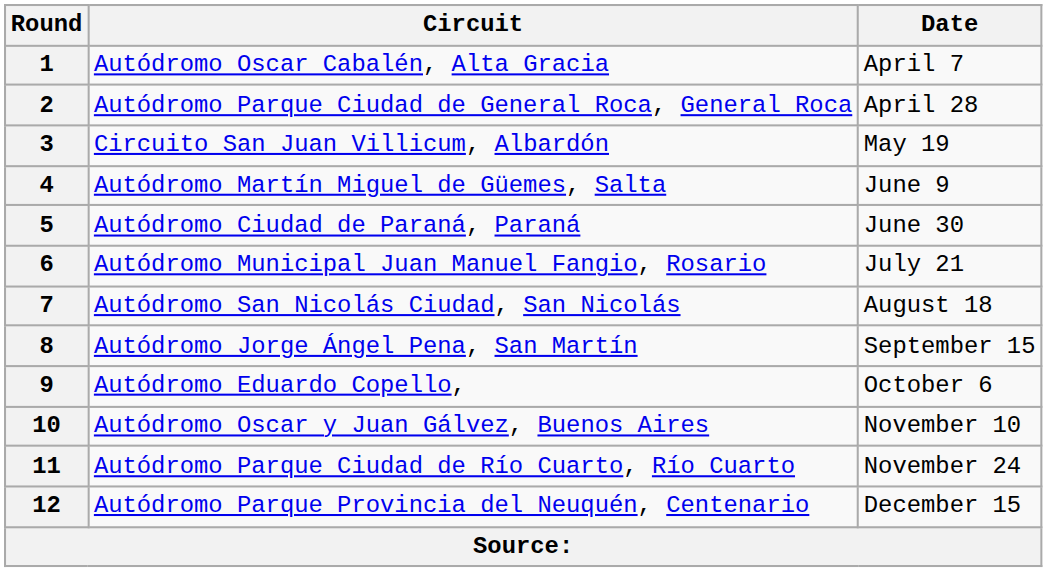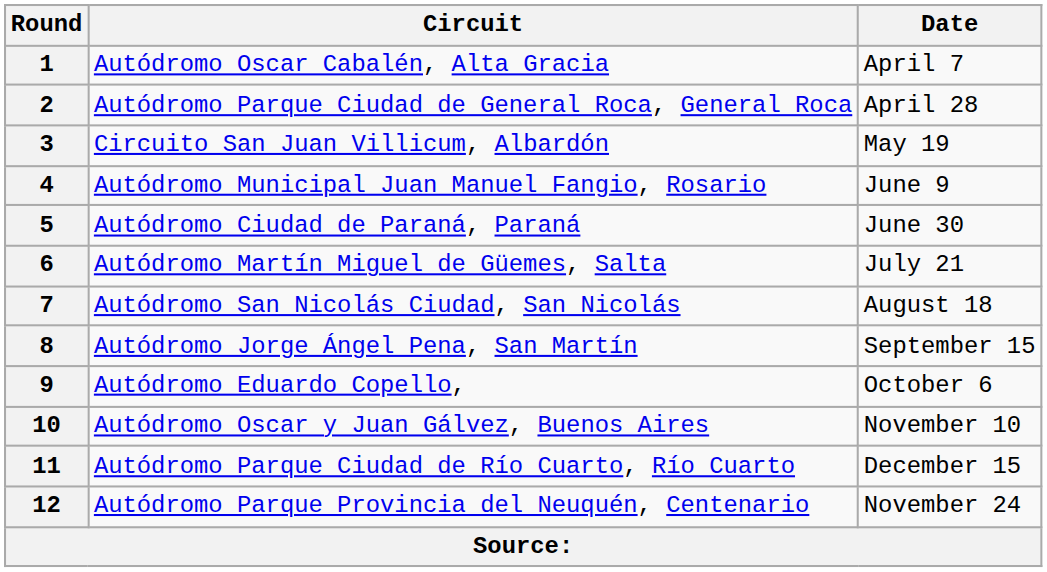(380, 185) Autódromo Martín Miguel de Güemes, Salta -> (430, 185) Autódromo Municipal Juan Manuel Fangio, Rosario
(430, 265) Autódromo Municipal Juan Manuel Fangio, Rosario -> (380, 265) Autódromo Martín Miguel de Güemes, Salta
(942, 466) November 24 -> (942, 466) December 15
(942, 506) December 15 -> (942, 506) November 24
